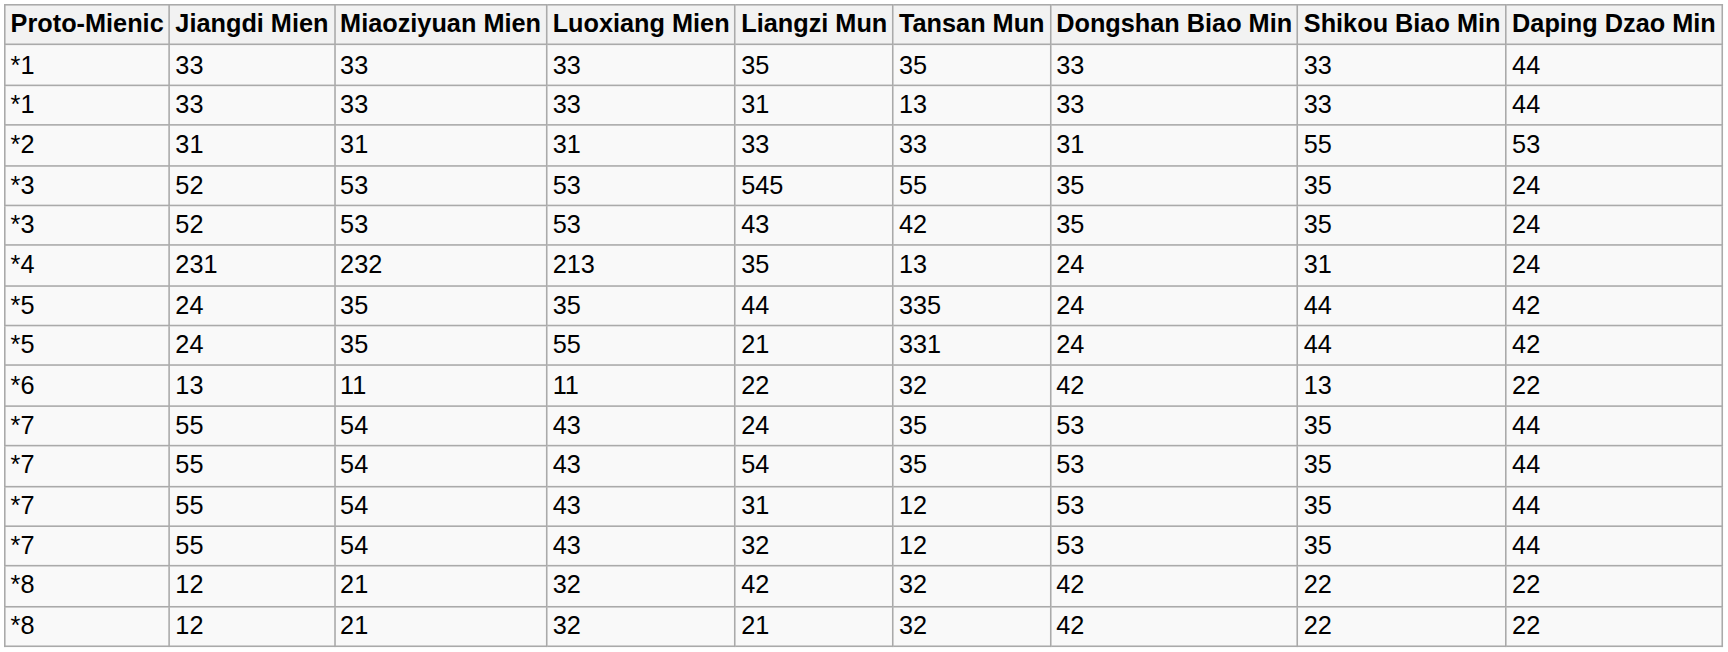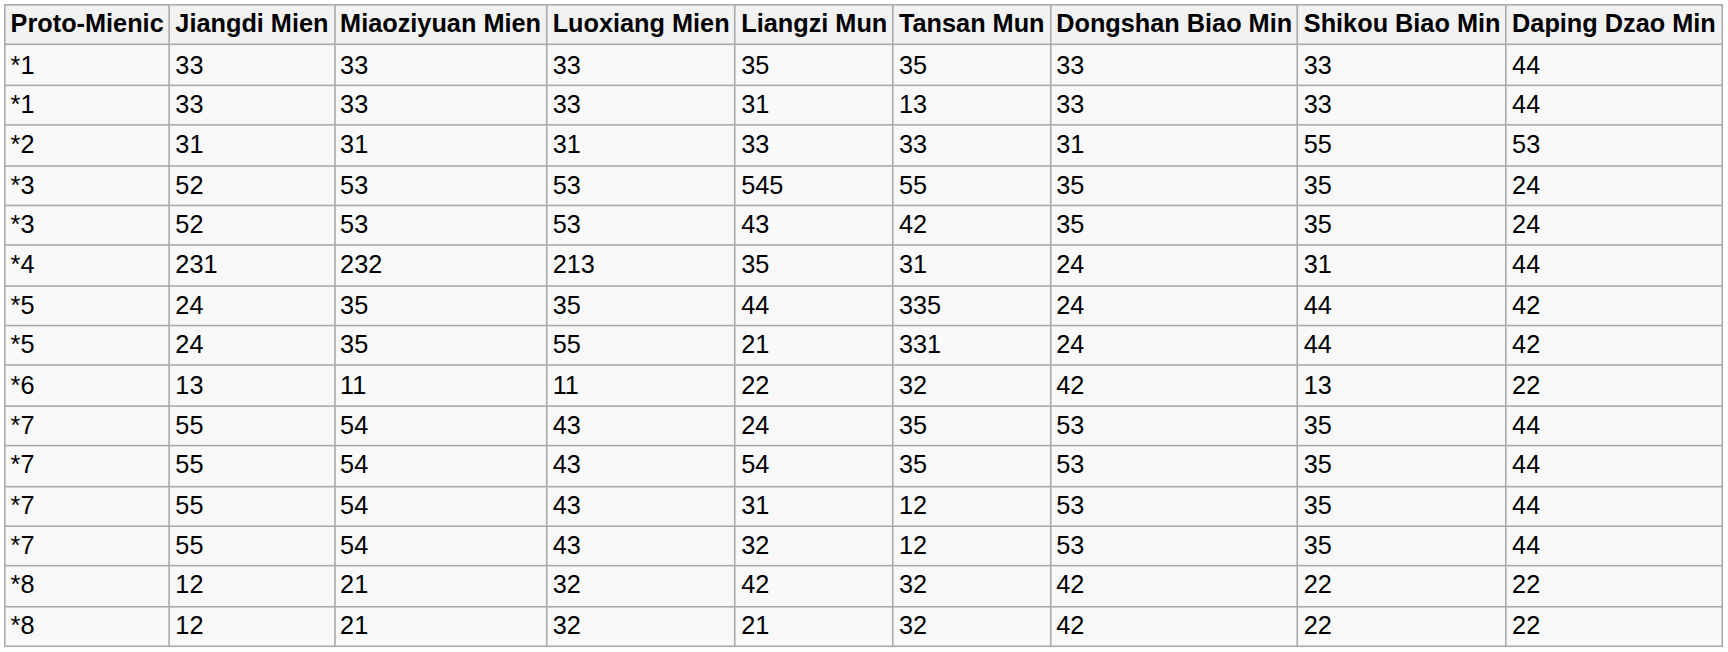(913, 265) 13 -> (913, 265) 31
(1526, 265) 24 -> (1526, 265) 44
